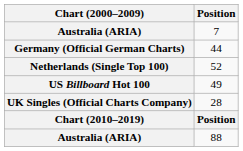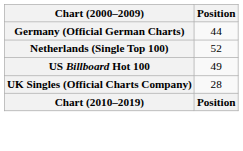- row: (216, 31)
- row: (216, 137)
